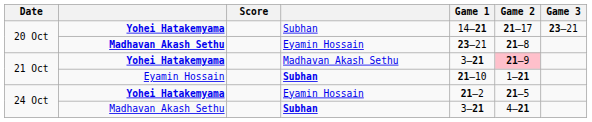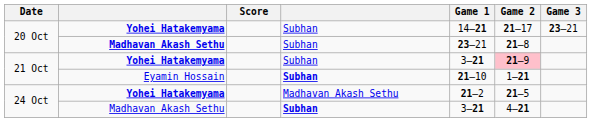(323, 44) Eyamin Hossain -> (300, 44) Subhan
(341, 61) Madhavan Akash Sethu -> (300, 61) Subhan
(323, 93) Eyamin Hossain -> (341, 93) Madhavan Akash Sethu
